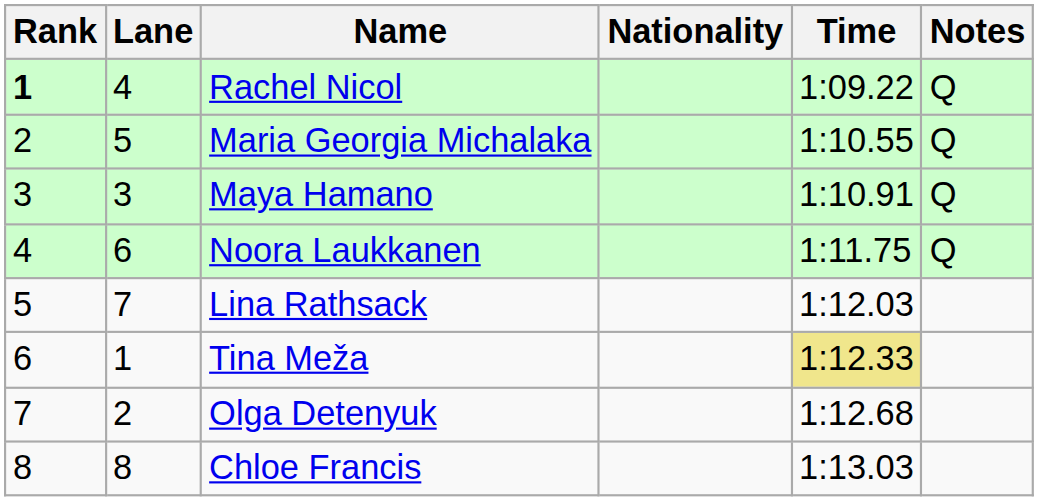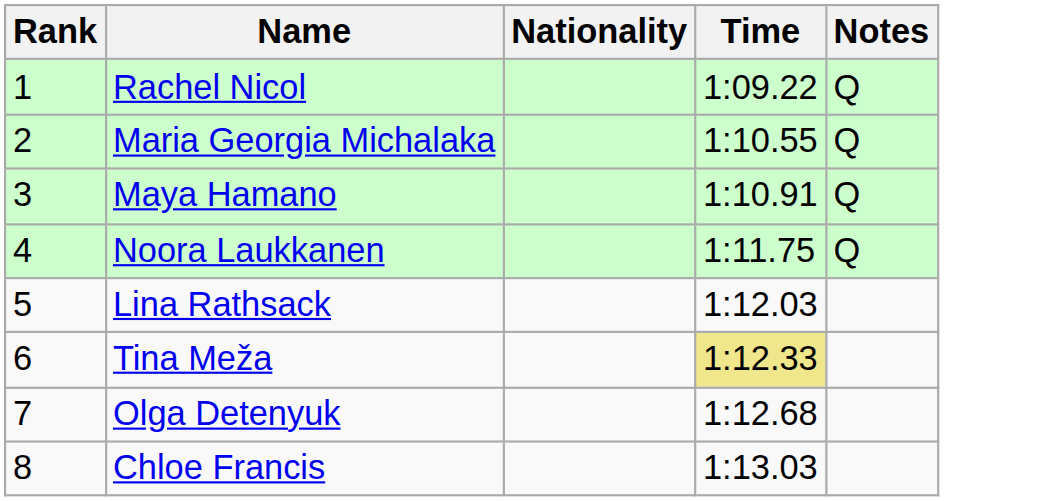- column: (153, 31)
(23, 86) bold -> (23, 86) normal
